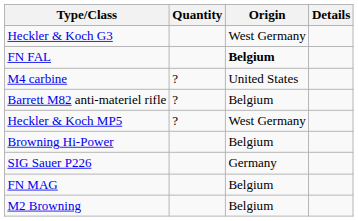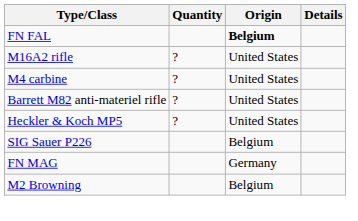- row: (60, 35)
+ row: (40, 56)
(251, 99) Belgium -> (263, 99) United States
(267, 120) West Germany -> (263, 120) United States
- row: (60, 141)
(253, 162) Germany -> (251, 141) Belgium
(251, 183) Belgium -> (253, 162) Germany
